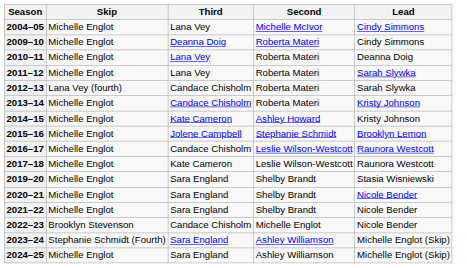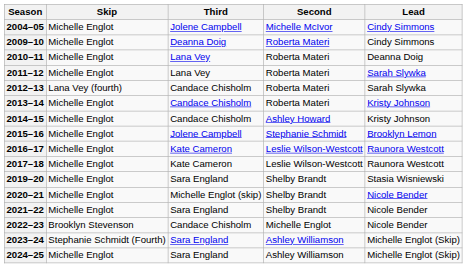(190, 27) Lana Vey -> (206, 27) Jolene Campbell
(201, 118) Kate Cameron -> (211, 118) Candace Chisholm
(211, 149) Candace Chisholm -> (201, 149) Kate Cameron
(199, 194) Sara England -> (216, 194) Michelle Englot (skip)
